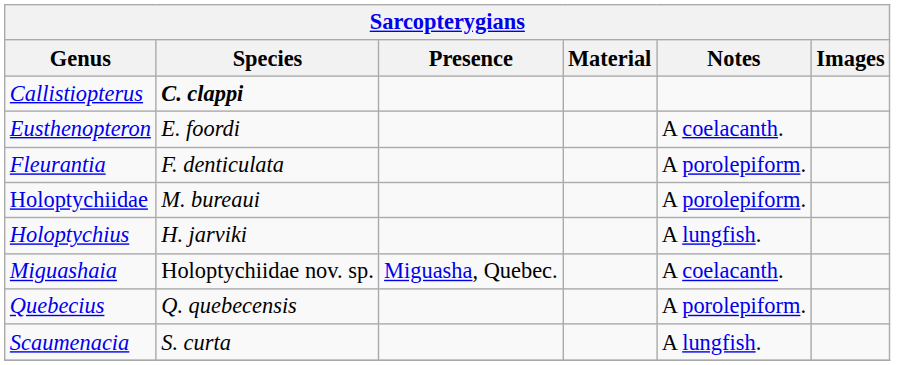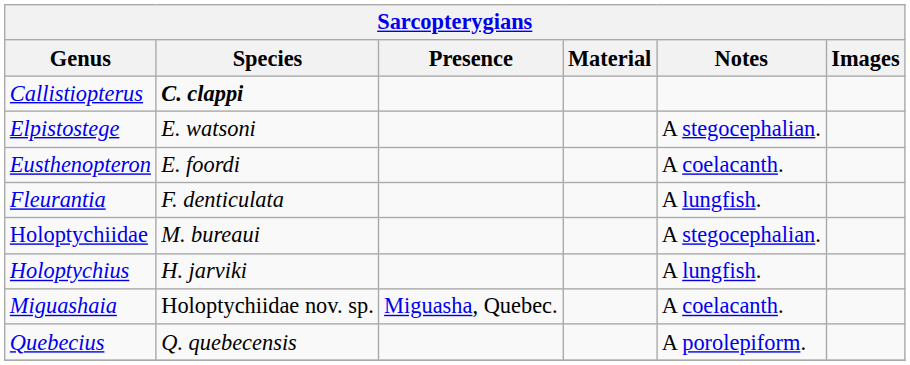+ row: (65, 128)
(734, 164) A porolepiform. -> (711, 199) A lungfish.
(734, 199) A porolepiform. -> (741, 235) A stegocephalian.
- row: (70, 341)
